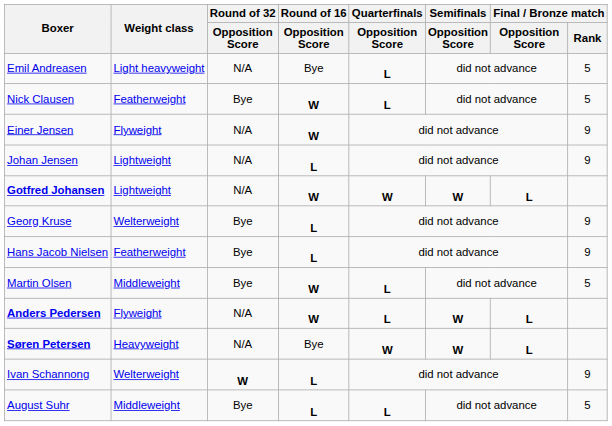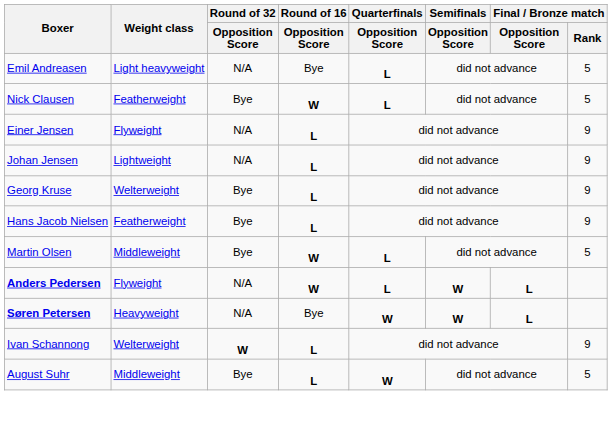(314, 136) W -> (314, 136) L
- row: (56, 191)
(387, 412) L -> (387, 381) W
